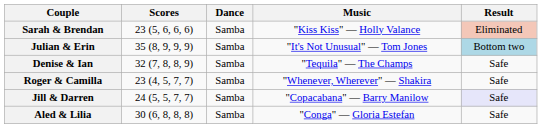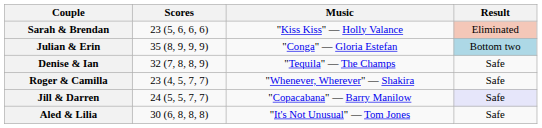- column: (230, 13)
(357, 47) "It's Not Unusual" — Tom Jones -> (340, 47) "Conga" — Gloria Estefan
(357, 115) "Conga" — Gloria Estefan -> (340, 115) "It's Not Unusual" — Tom Jones
